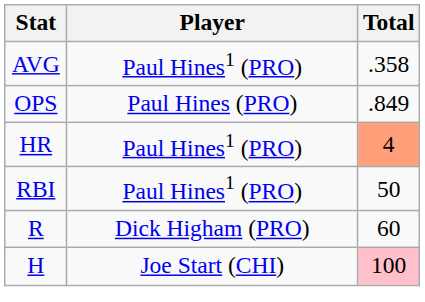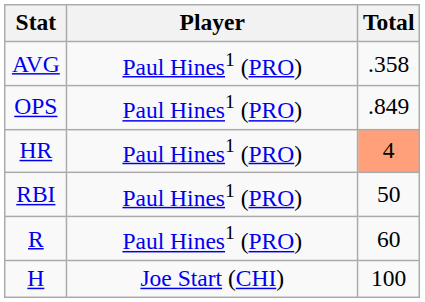(212, 104) Paul Hines (PRO) -> (212, 107) Paul Hines1 (PRO)
(212, 228) Dick Higham (PRO) -> (212, 238) Paul Hines1 (PRO)
(389, 266) pink background -> (389, 278) no background
